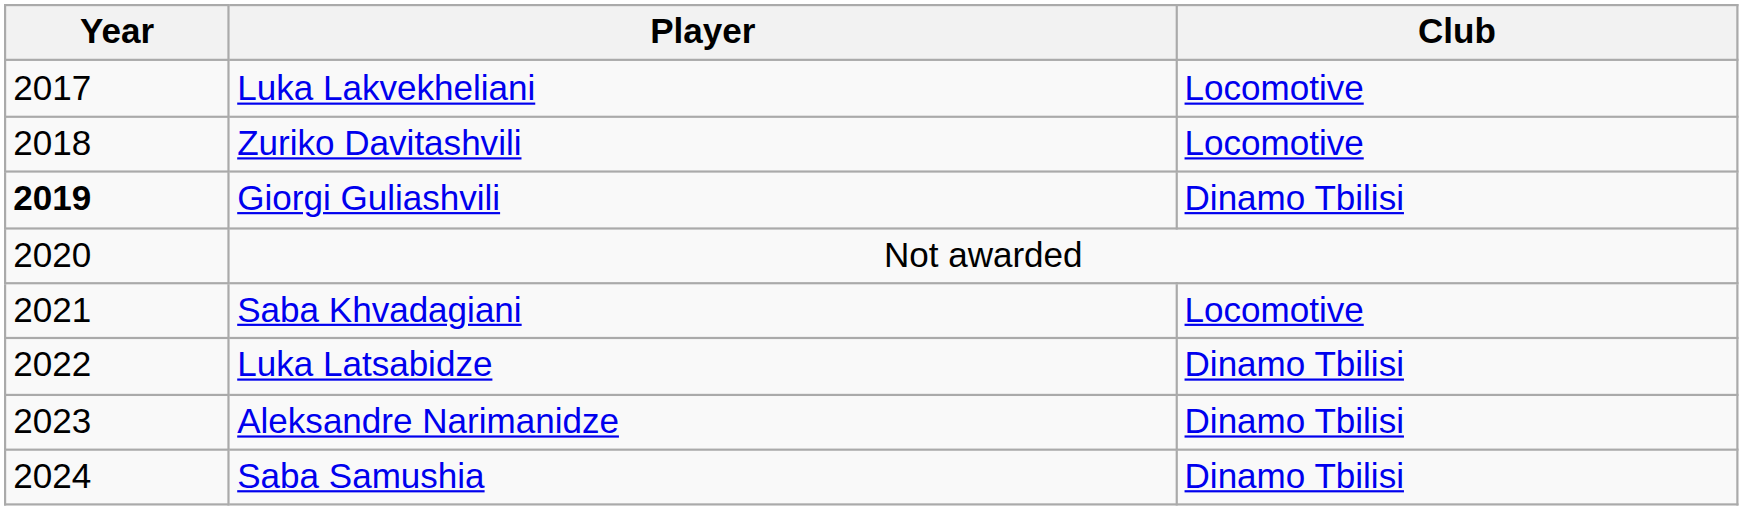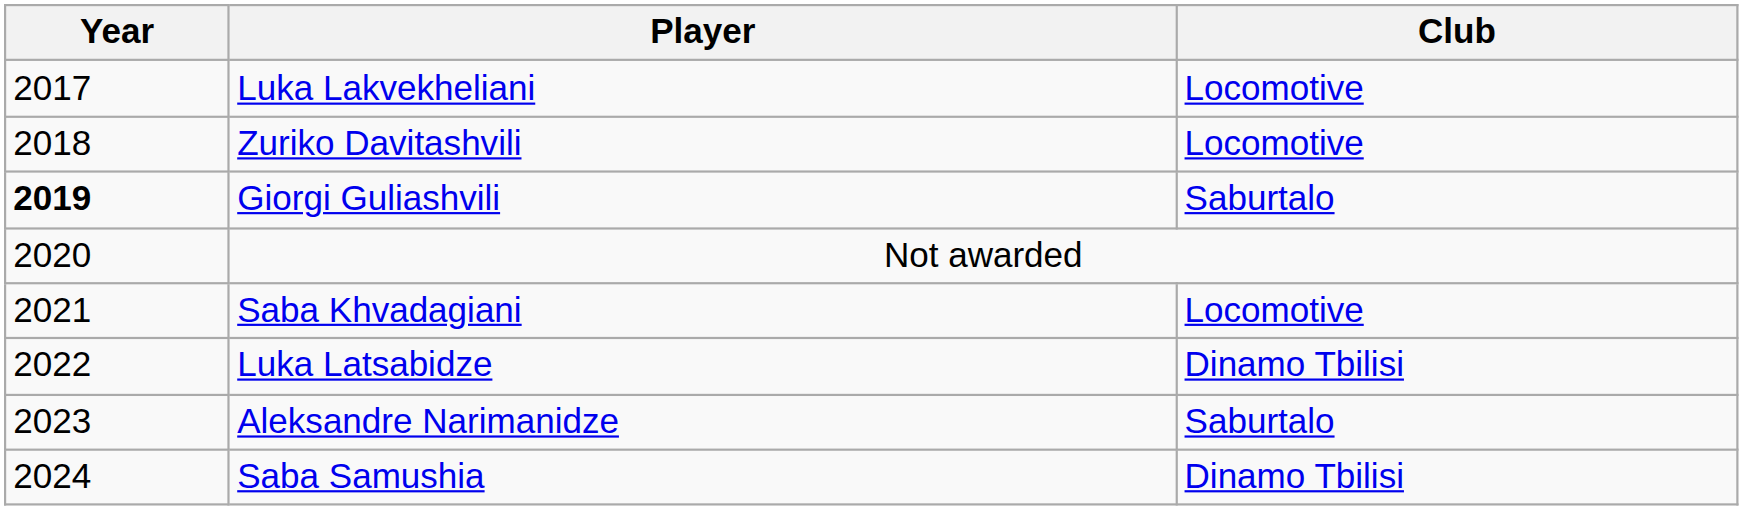(1294, 198) Dinamo Tbilisi -> (1260, 198) Saburtalo
(1294, 421) Dinamo Tbilisi -> (1260, 421) Saburtalo
